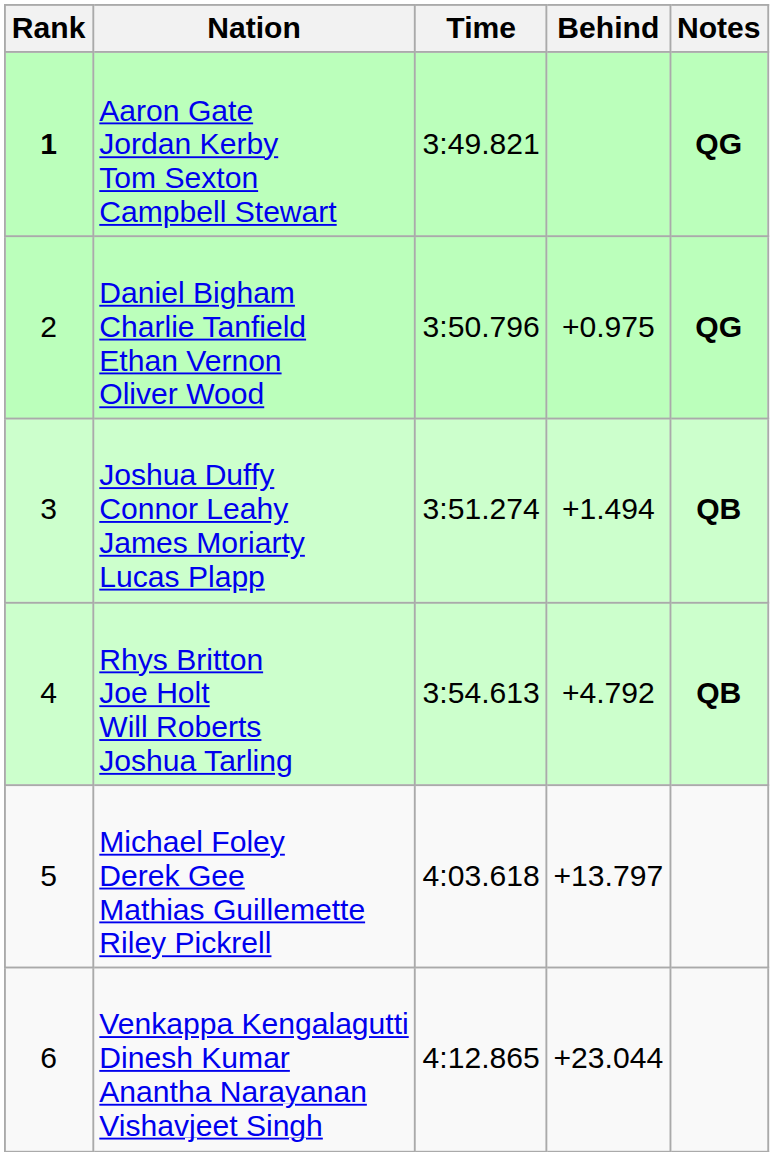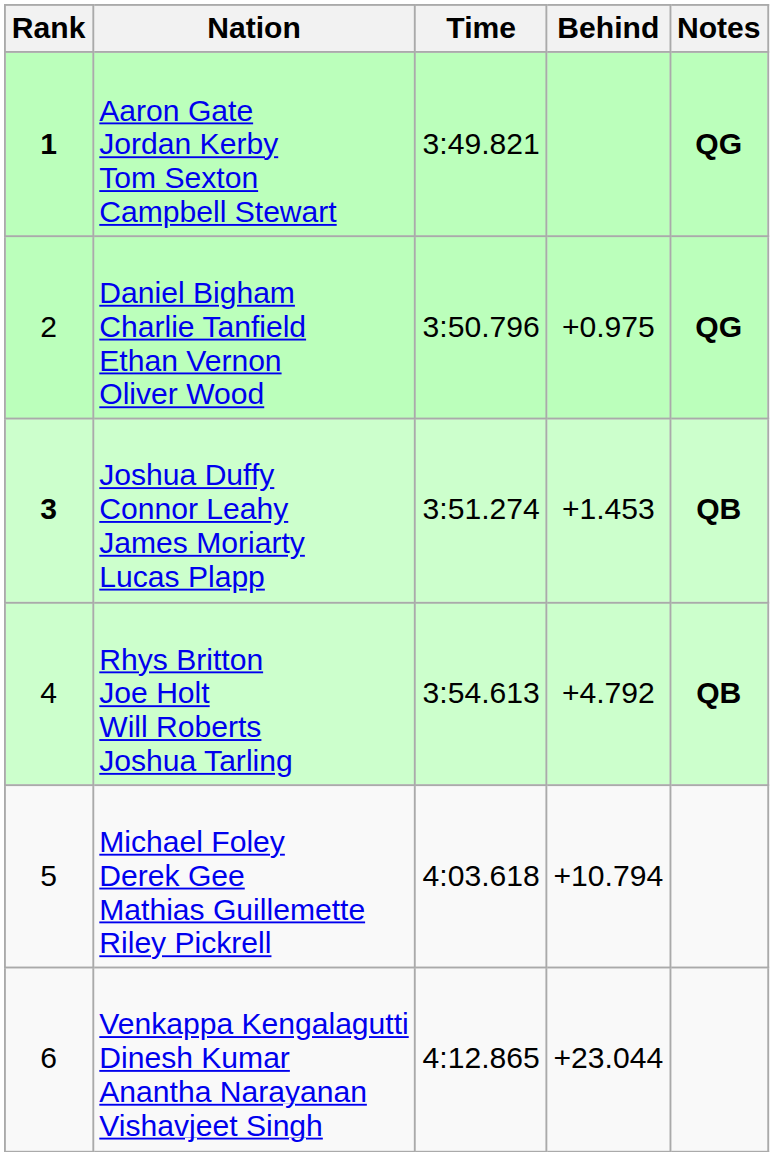(49, 509) normal -> (49, 509) bold
(608, 509) +1.494 -> (608, 509) +1.453
(608, 875) +13.797 -> (608, 875) +10.794
